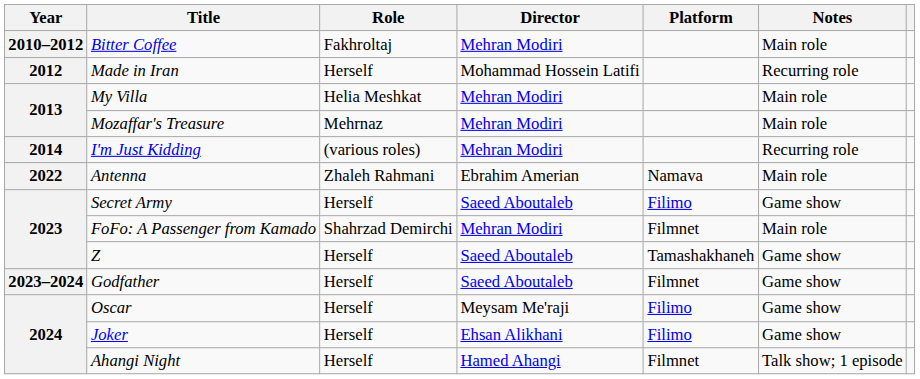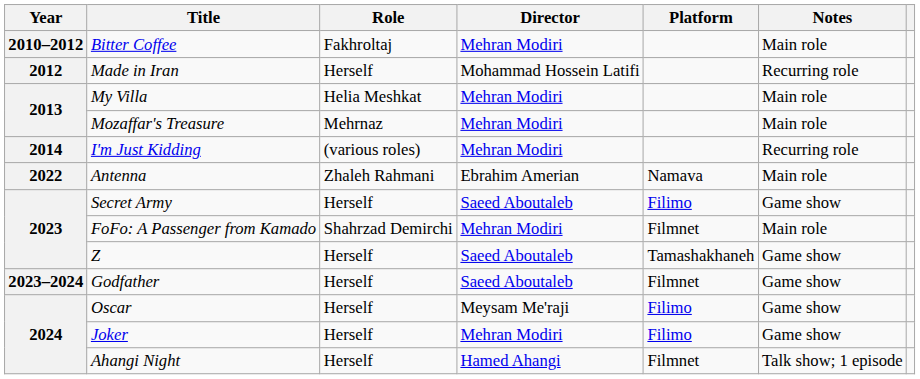(511, 334) Ehsan Alikhani -> (511, 334) Mehran Modiri
